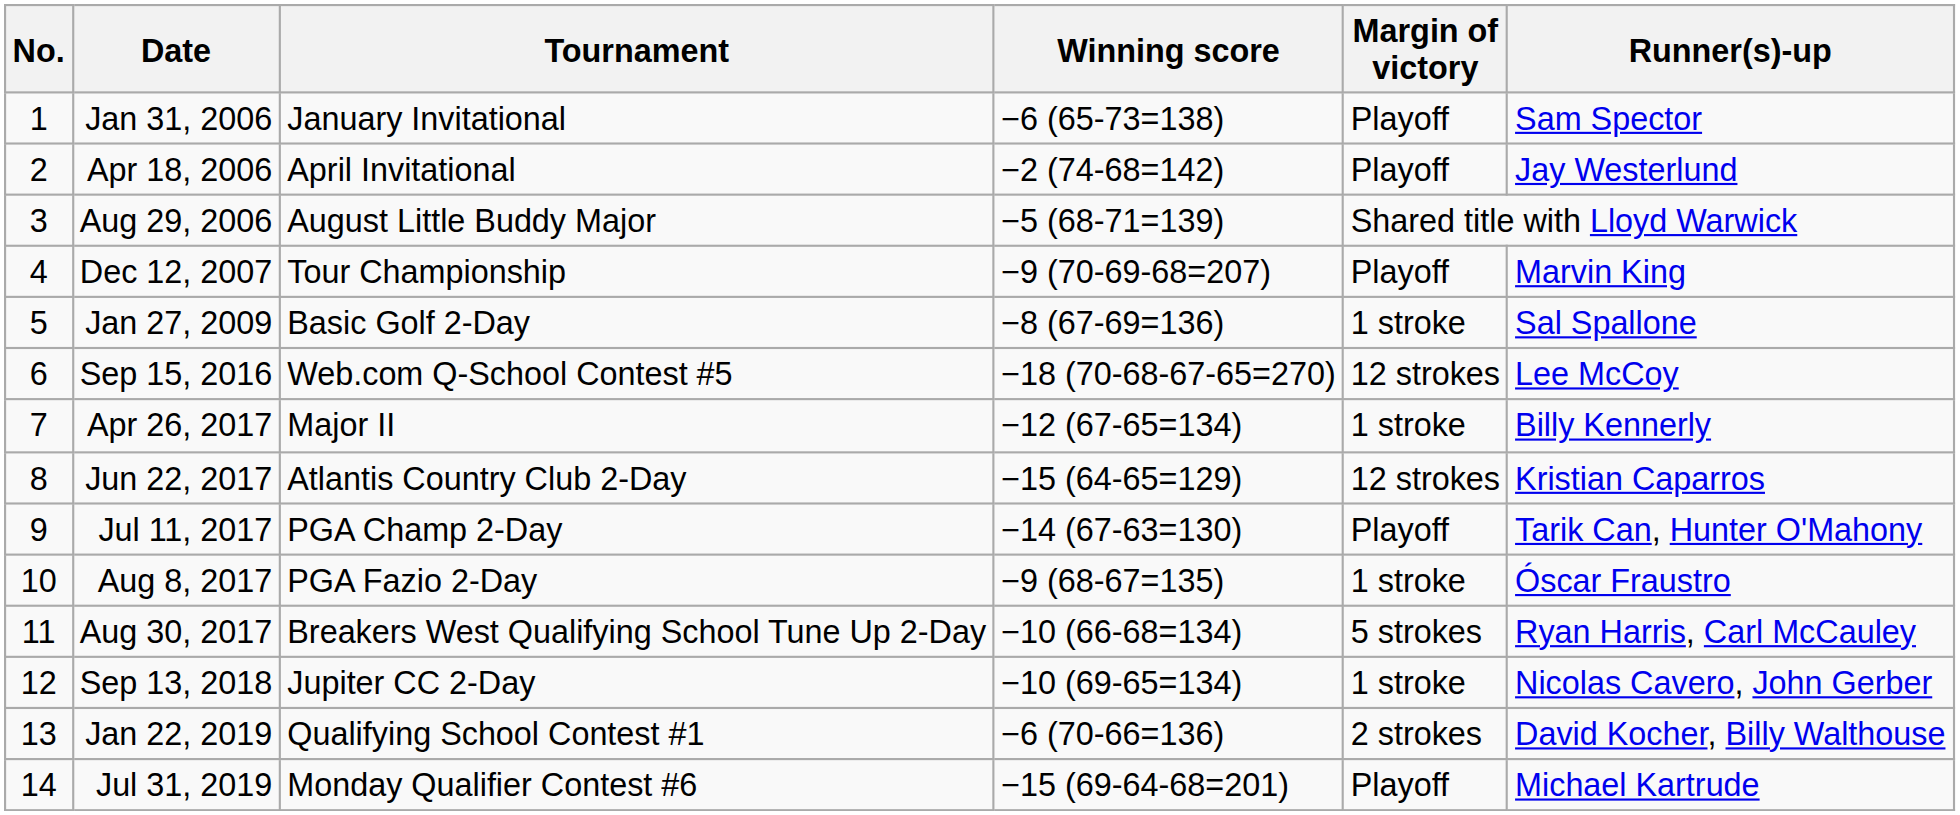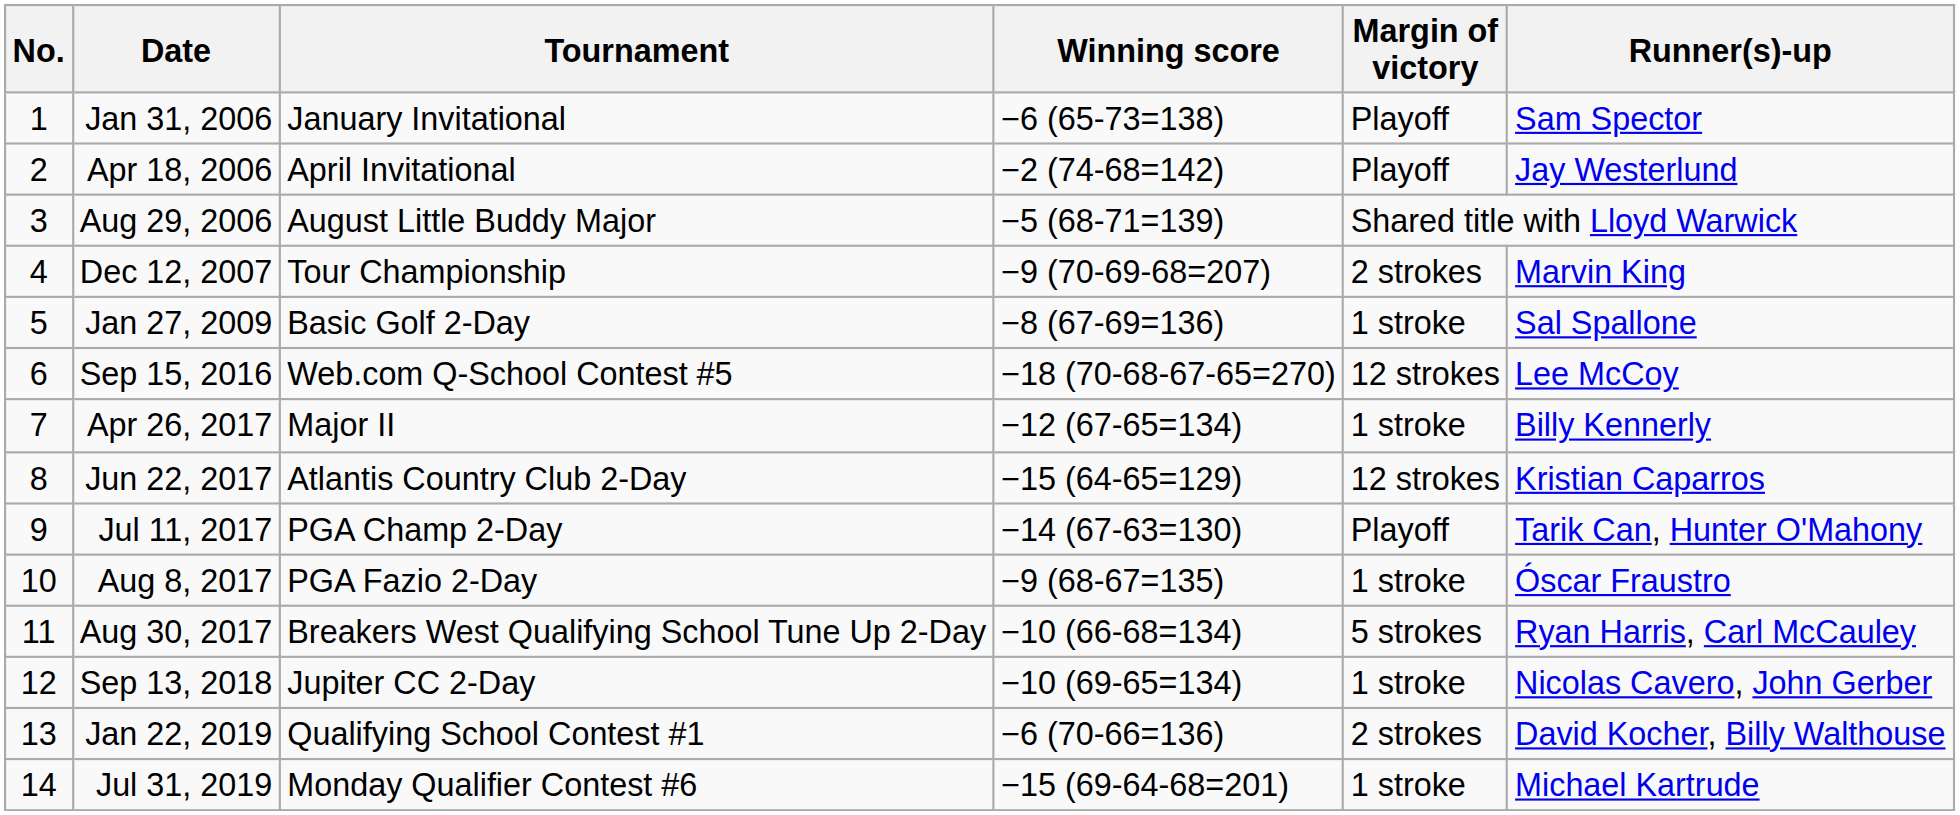(1400, 272) Playoff -> (1416, 272) 2 strokes
(1400, 785) Playoff -> (1408, 785) 1 stroke
